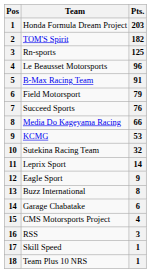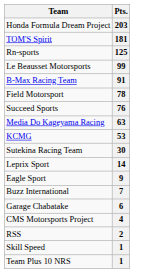- column: (13, 11)
(138, 38) 182 -> (121, 38) 181
(138, 66) 96 -> (121, 66) 99
(138, 94) 79 -> (121, 94) 78
(138, 122) 66 -> (121, 122) 63
(138, 150) 32 -> (121, 150) 30
(138, 191) 8 -> (121, 191) 7
(138, 233) 3 -> (121, 233) 2
